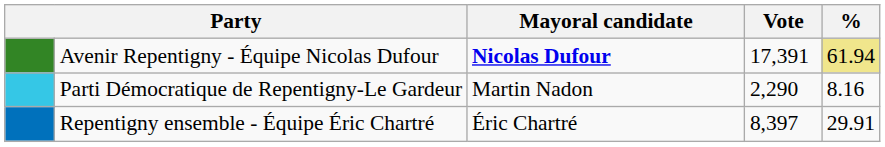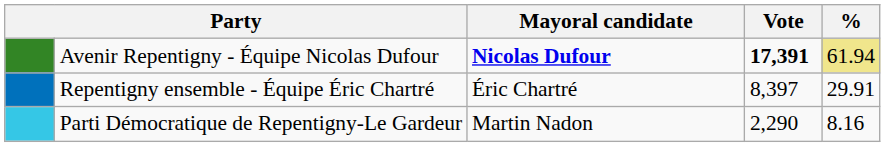(779, 55) normal -> (779, 55) bold
rows swapped: (247, 123) <-> (261, 89)
